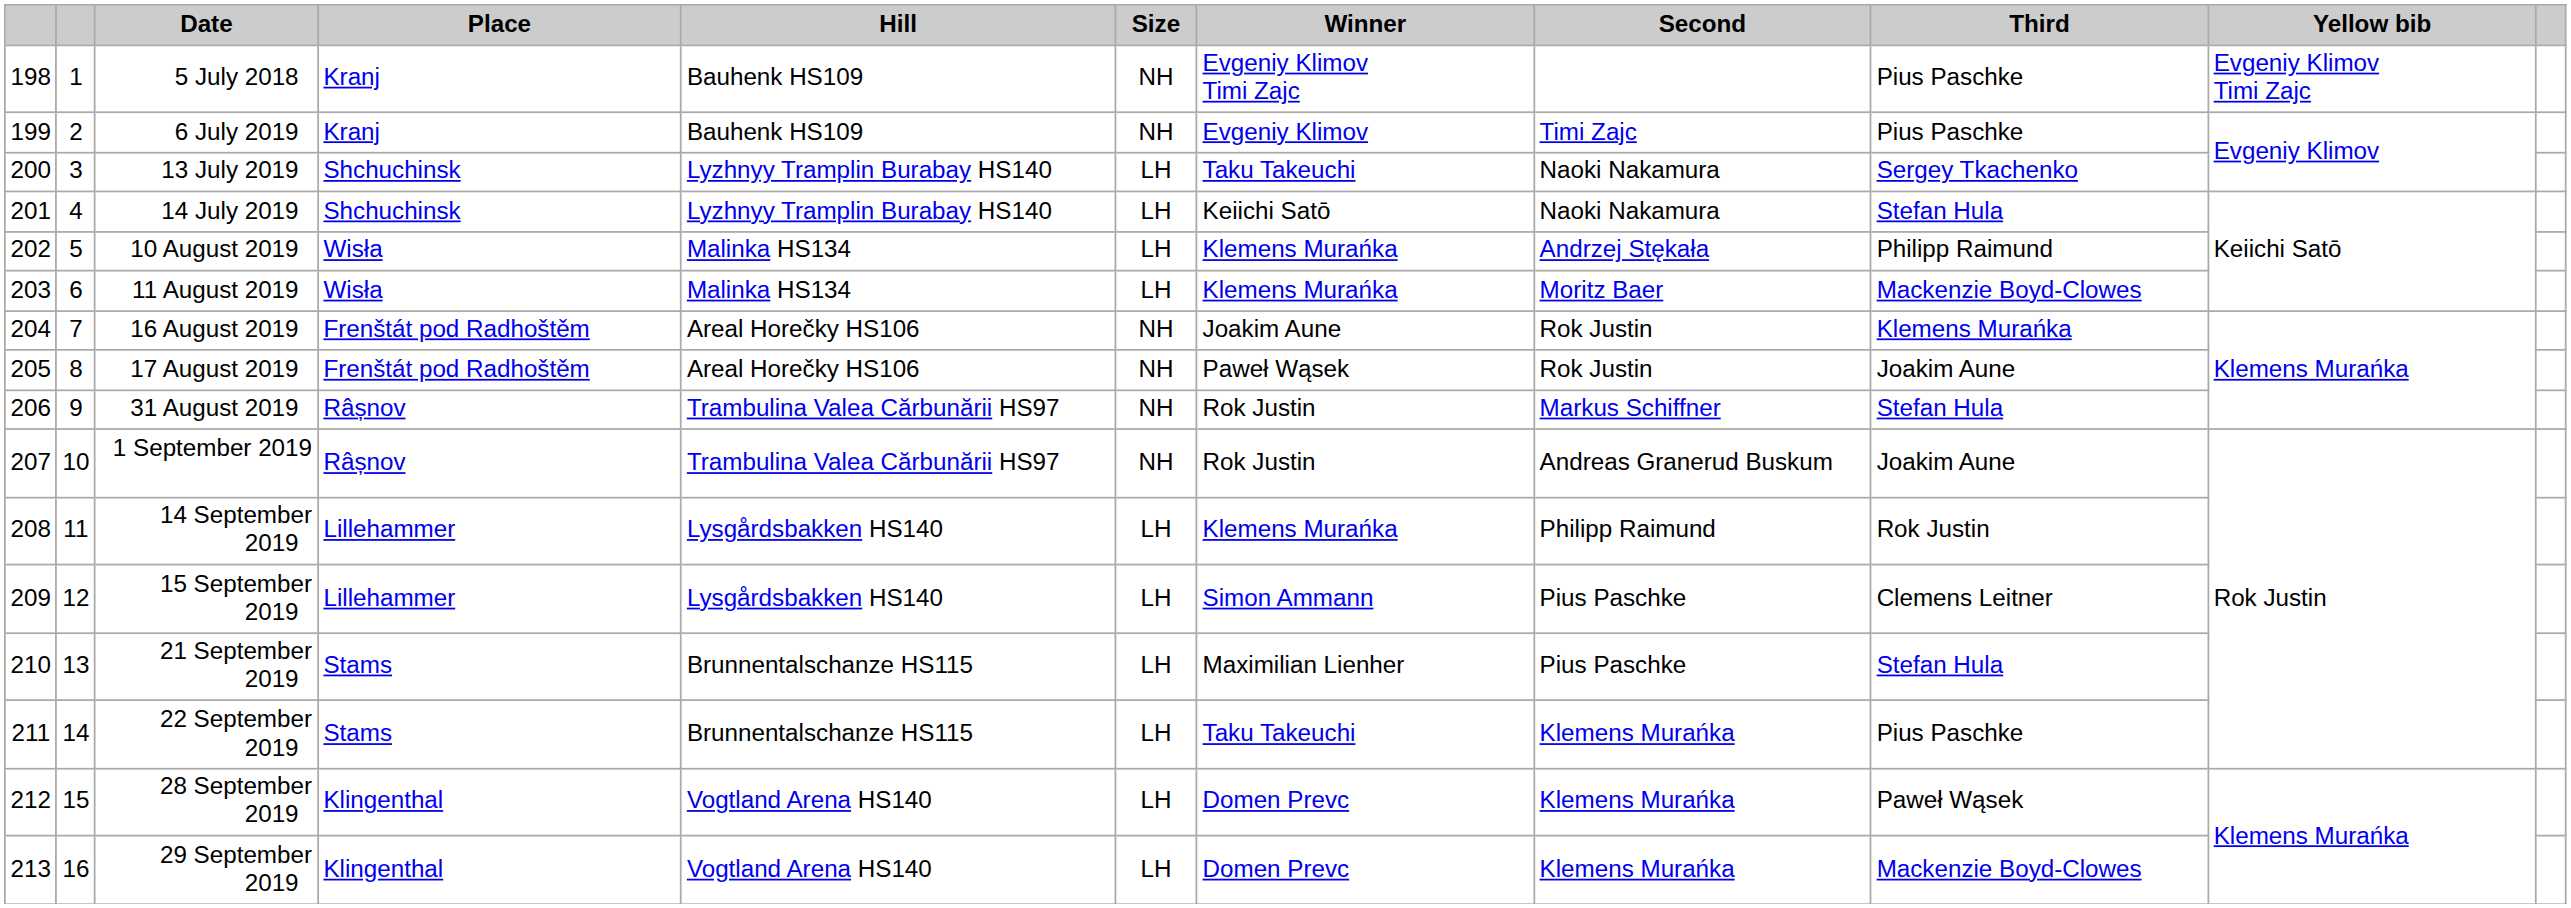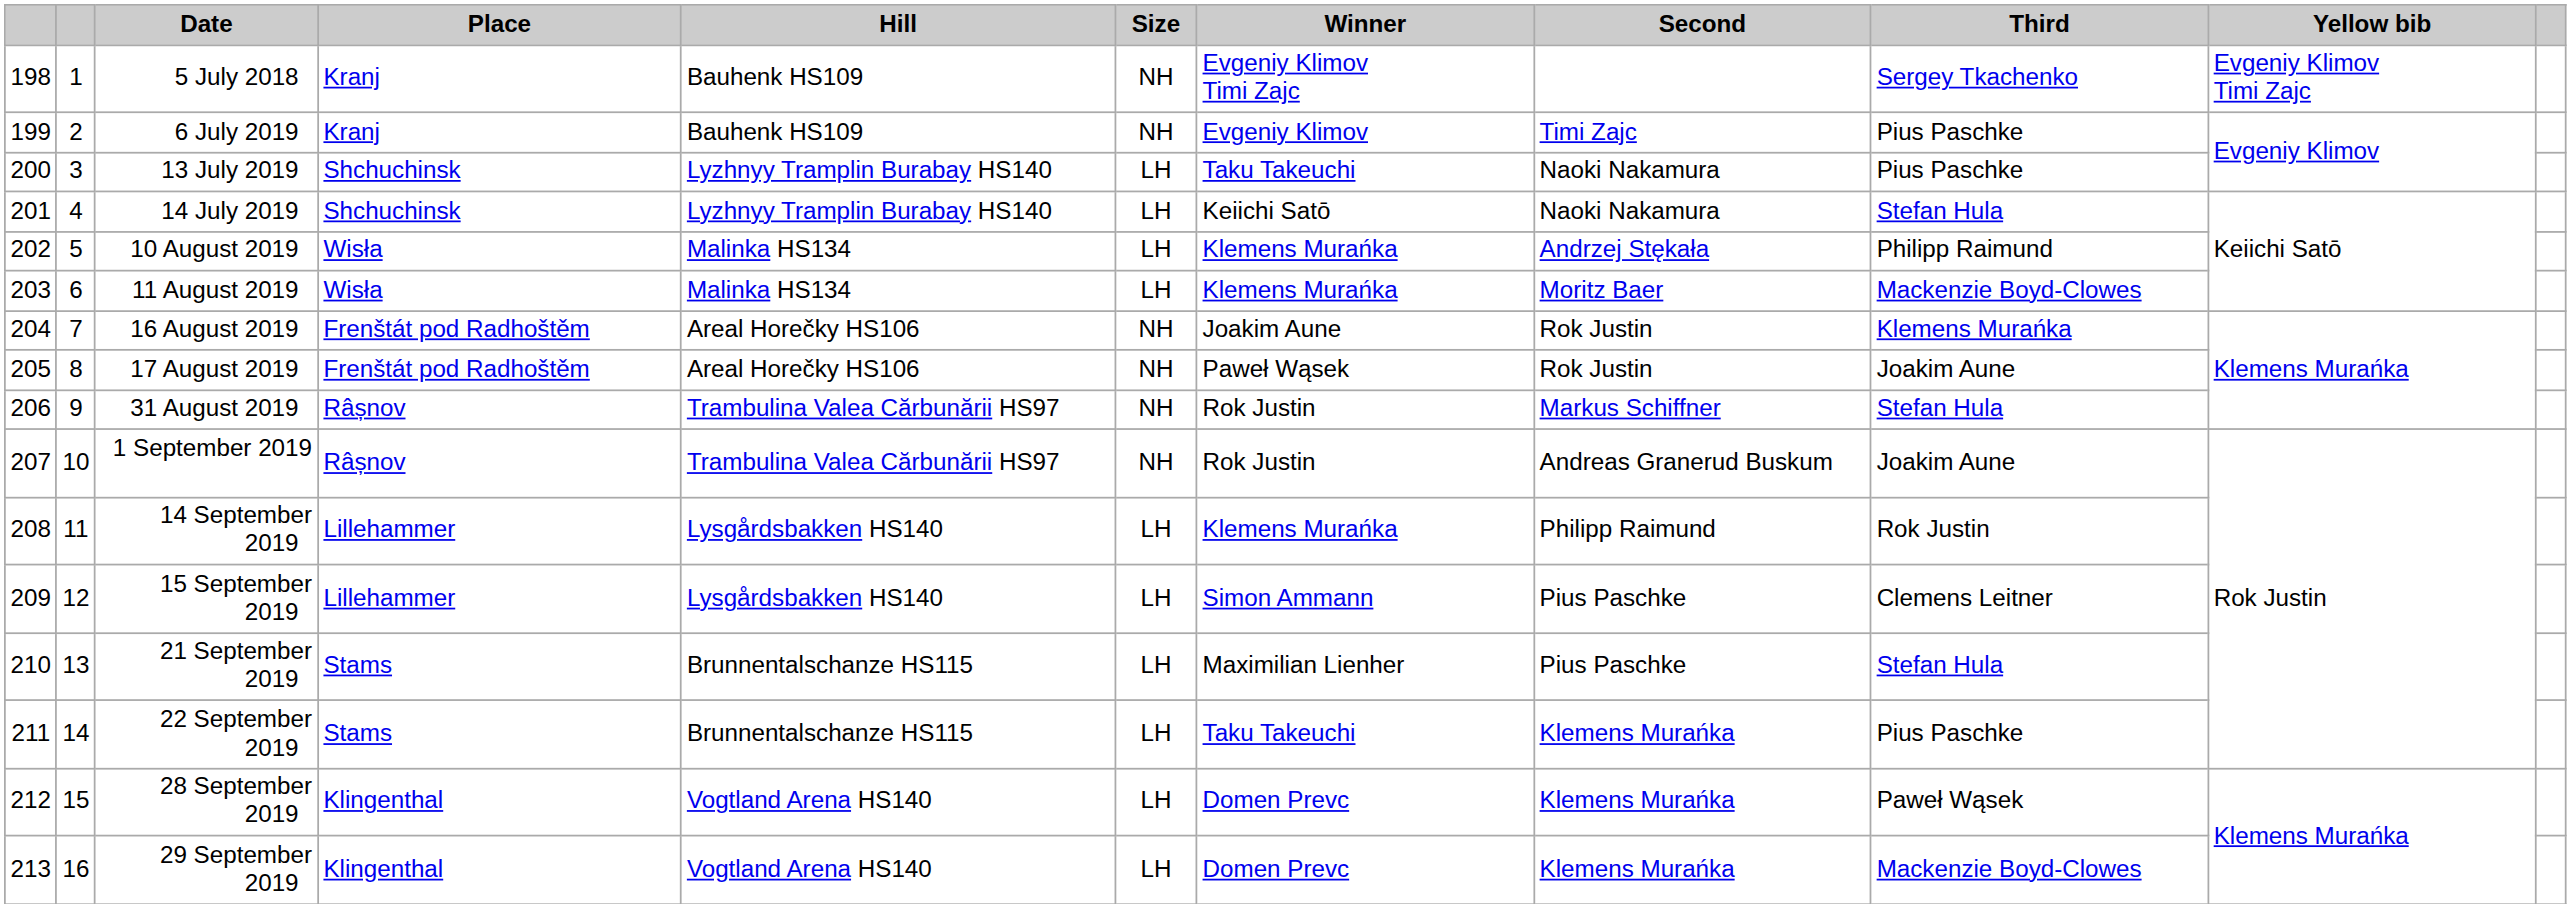(1950, 77) Pius Paschke -> (1977, 77) Sergey Tkachenko
(1977, 171) Sergey Tkachenko -> (1950, 171) Pius Paschke
